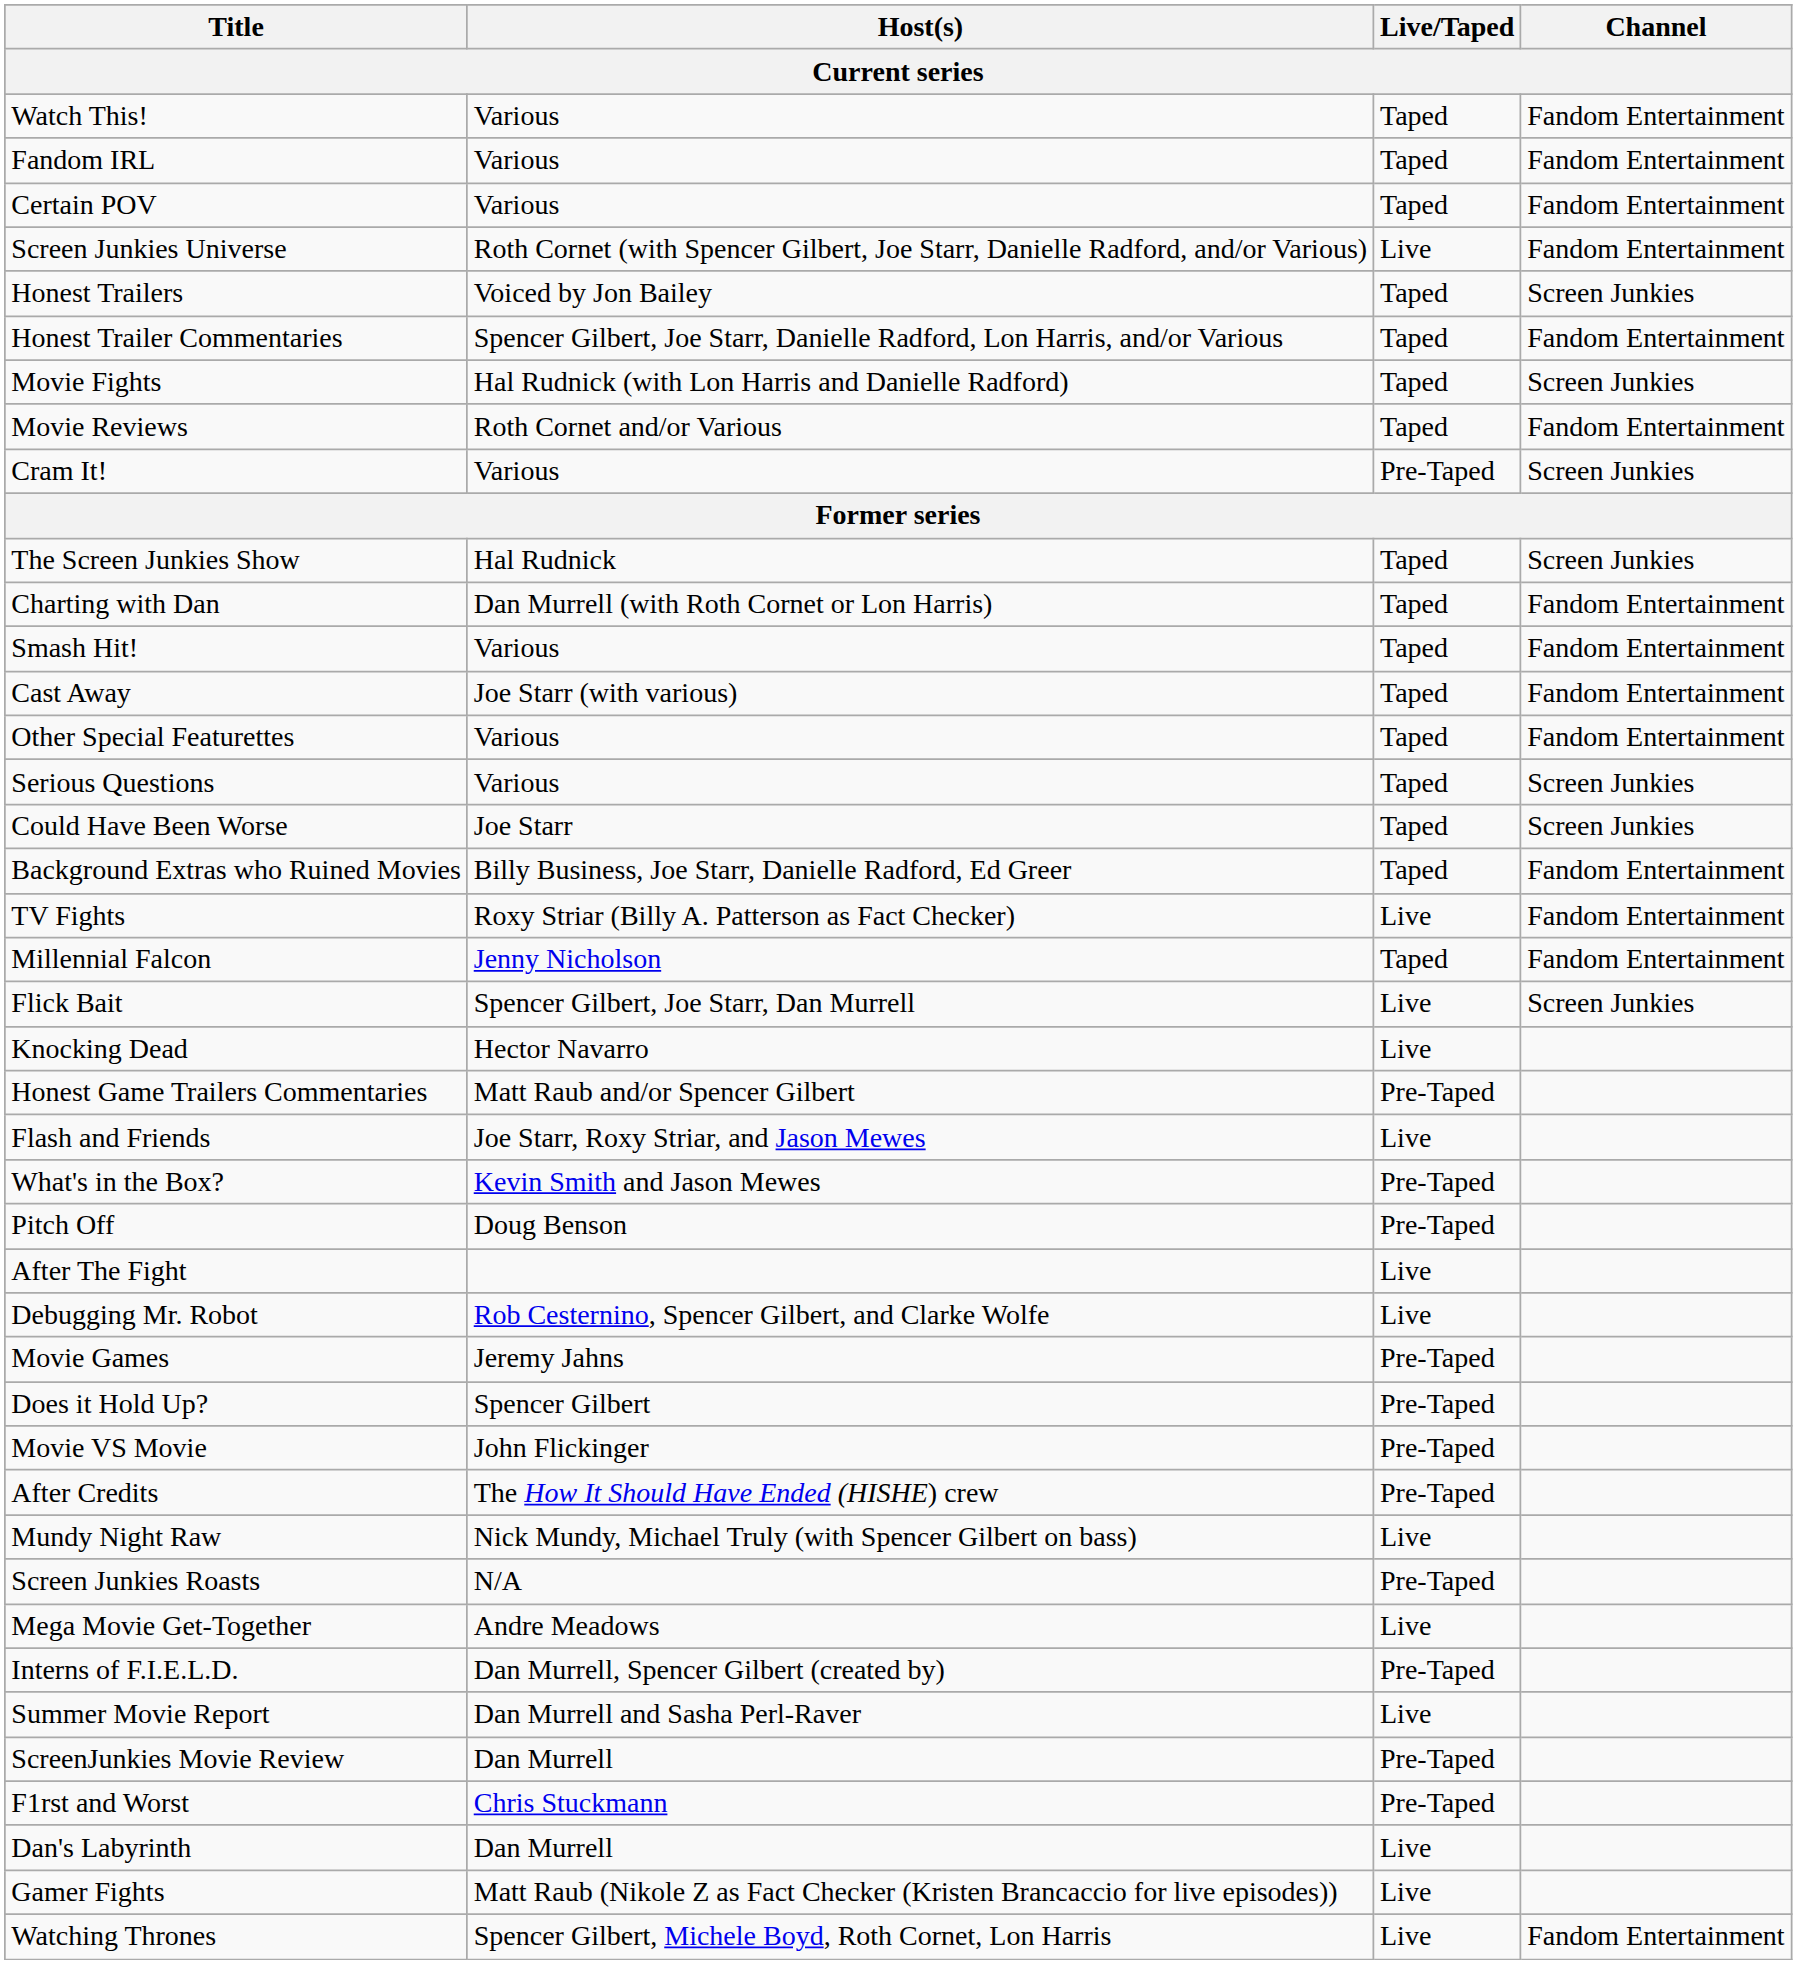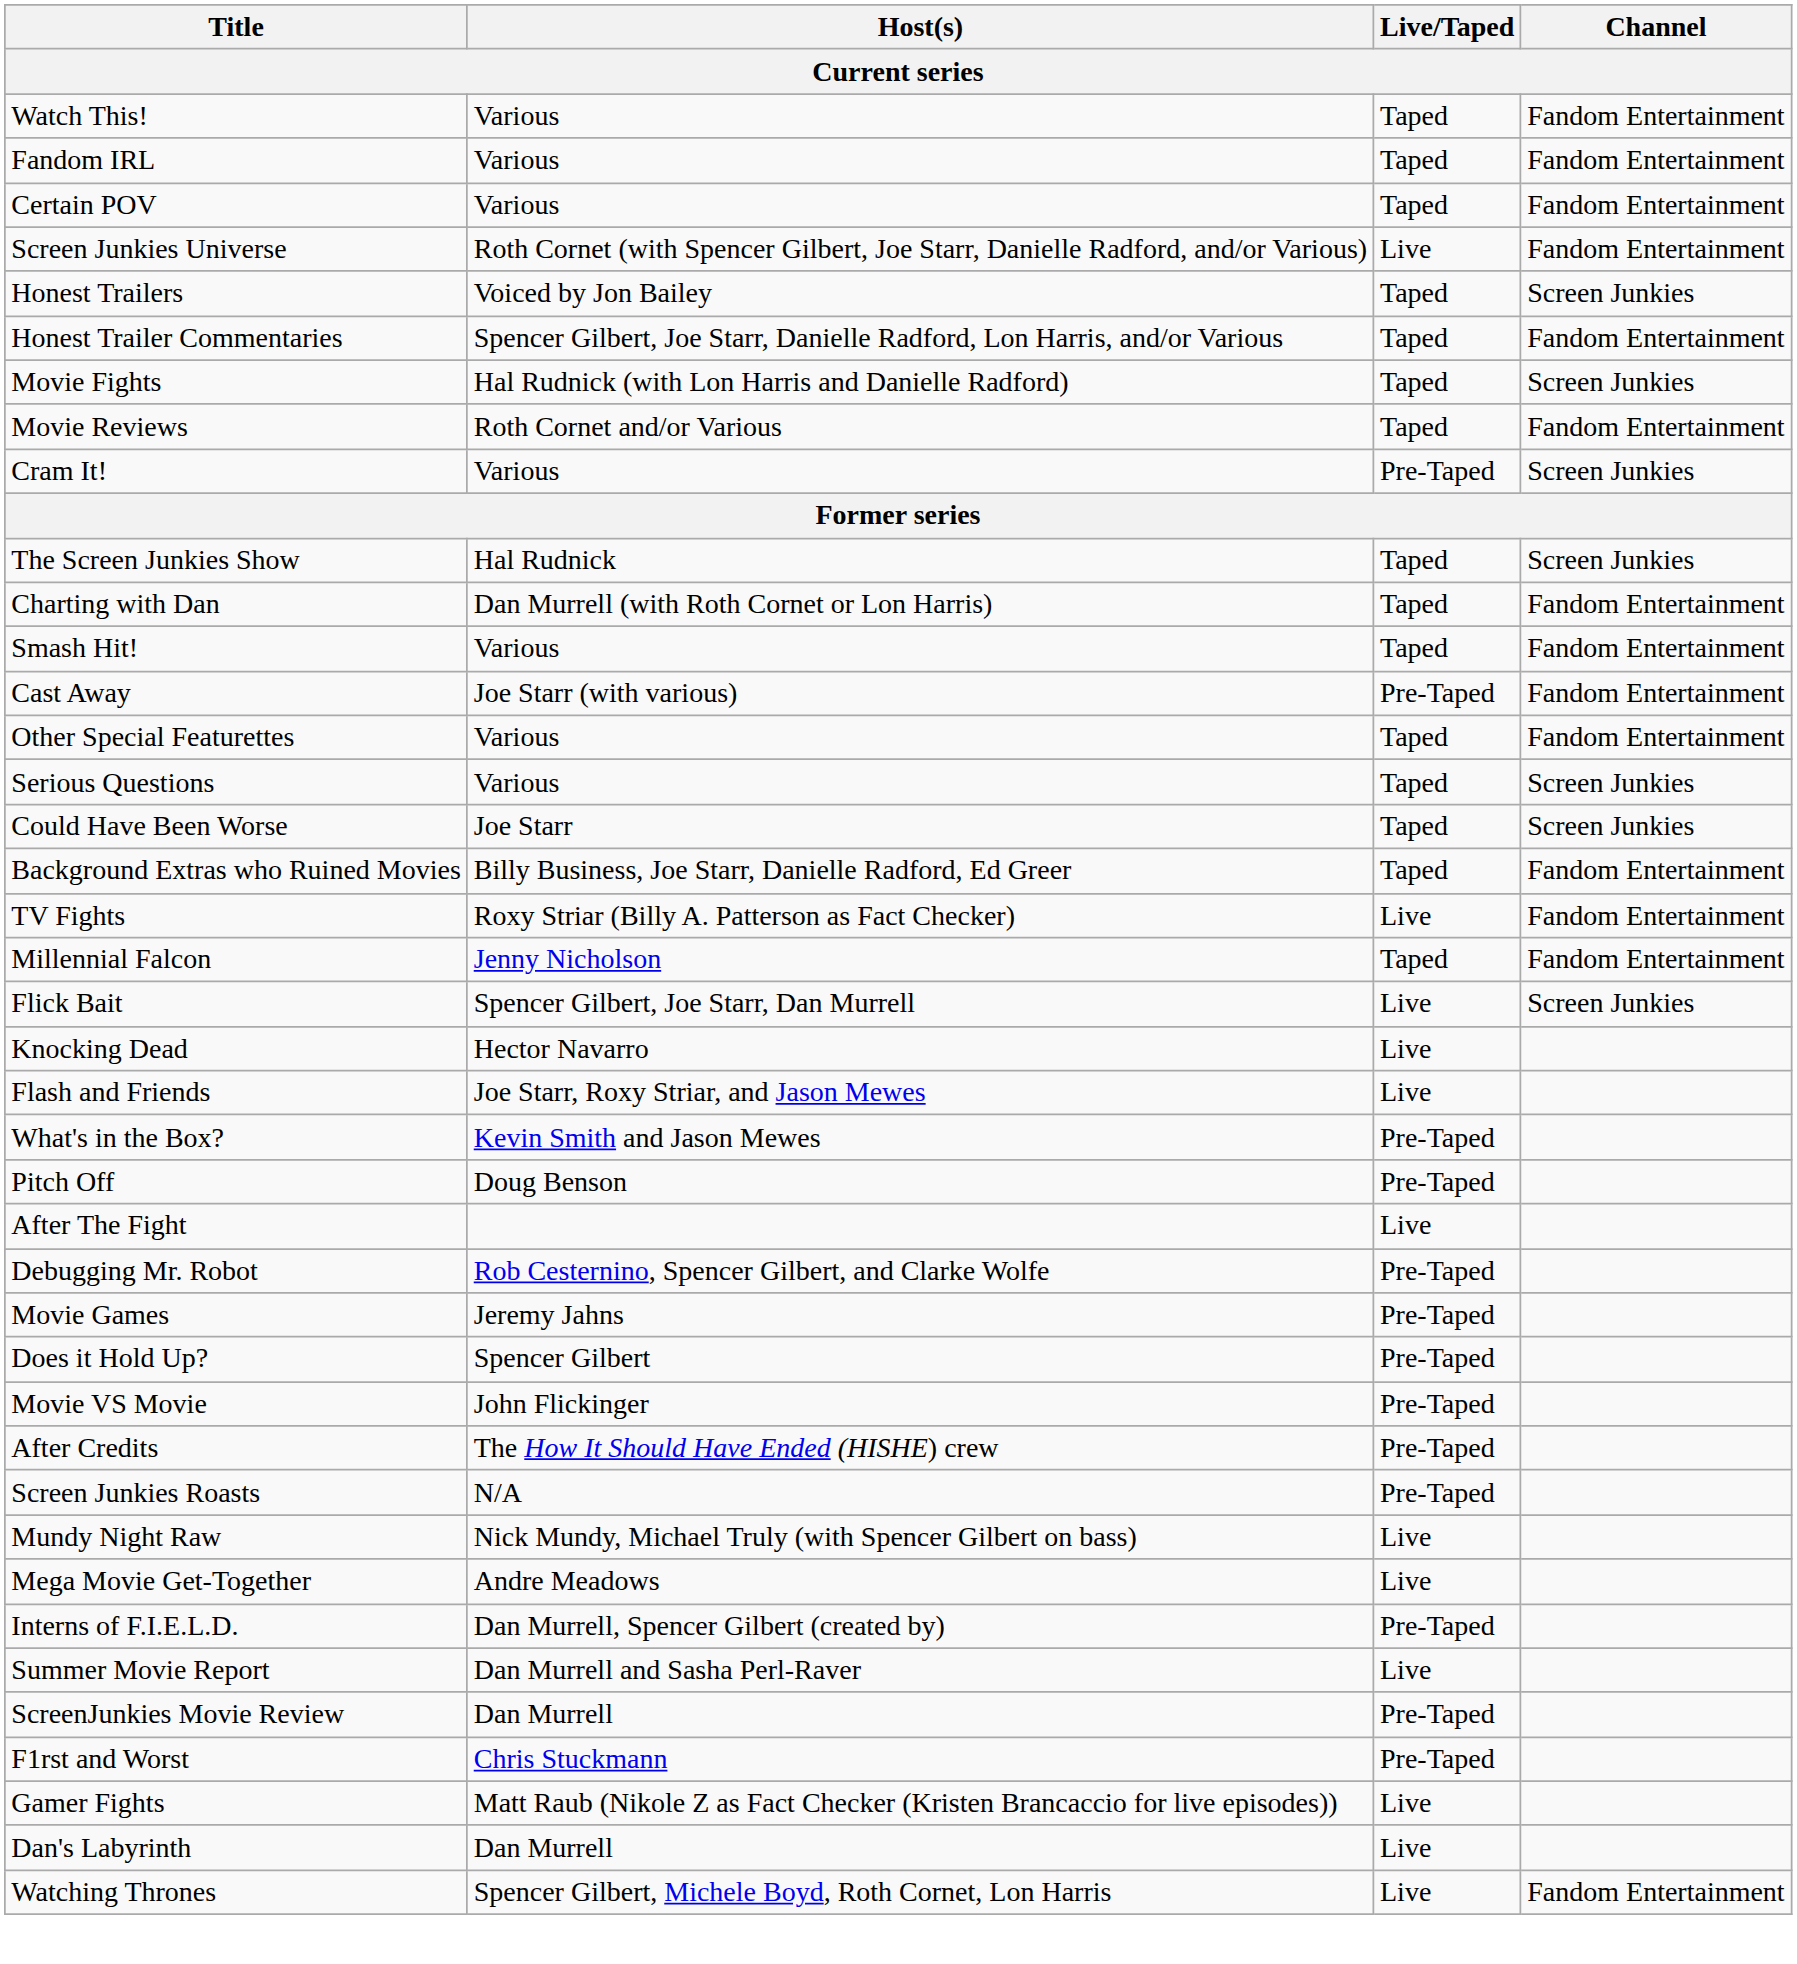(1414, 692) Taped -> (1437, 692) Pre-Taped
- row: (219, 1092)
(1406, 1314) Live -> (1437, 1270) Pre-Taped
rows swapped: (136, 1580) <-> (116, 1536)
rows swapped: (101, 1847) <-> (88, 1891)
